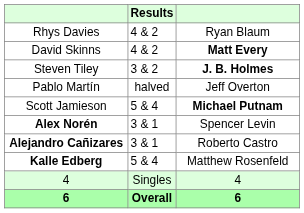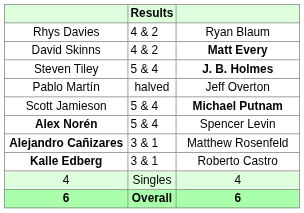(144, 69) 3 & 2 -> (144, 69) 5 & 4
(144, 124) 3 & 1 -> (144, 124) 5 & 4
(238, 143) Roberto Castro -> (238, 143) Matthew Rosenfeld
(144, 161) 5 & 4 -> (144, 161) 3 & 1
(238, 161) Matthew Rosenfeld -> (238, 161) Roberto Castro
